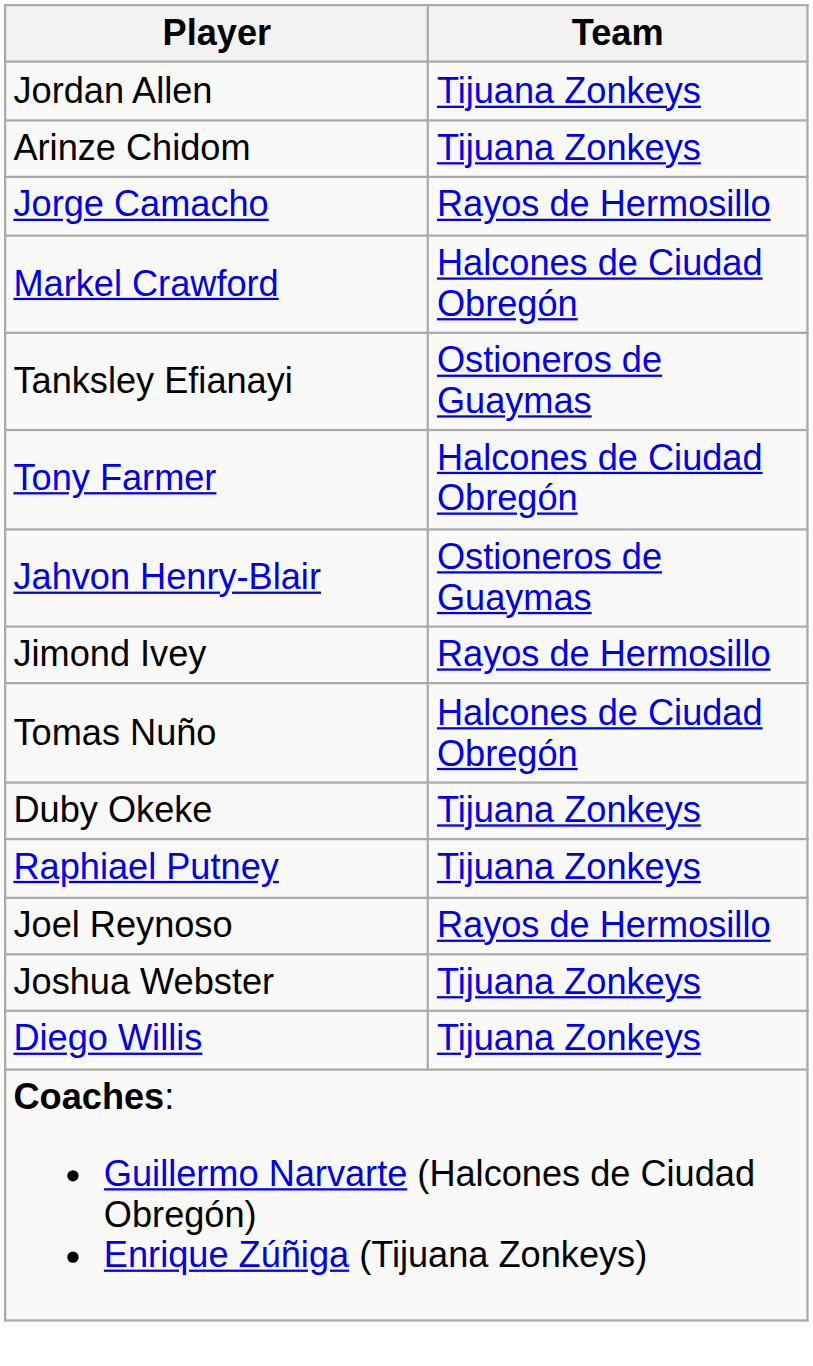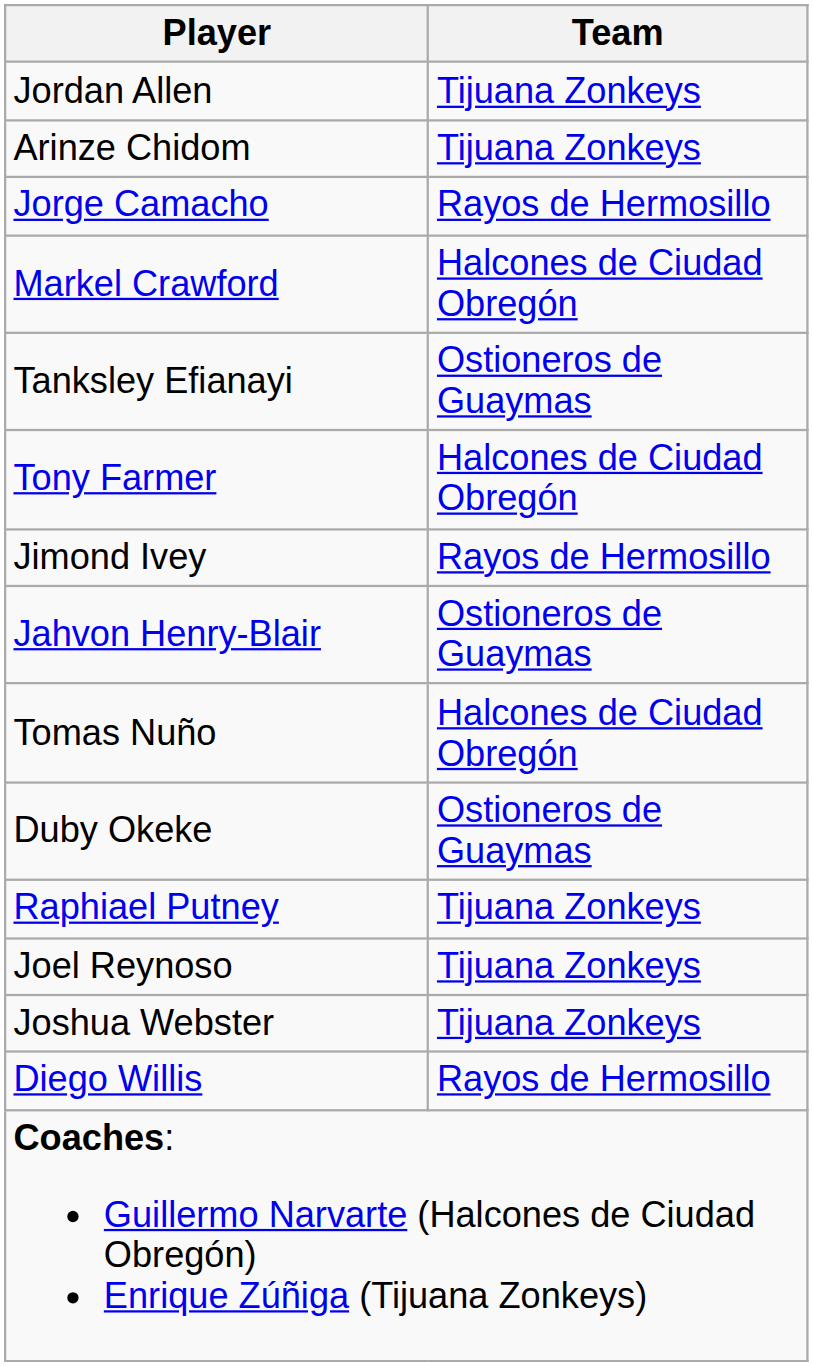rows swapped: (167, 576) <-> (110, 654)
(569, 810) Tijuana Zonkeys -> (549, 830) Ostioneros de Guaymas
(604, 924) Rayos de Hermosillo -> (569, 965) Tijuana Zonkeys
(569, 1039) Tijuana Zonkeys -> (604, 1080) Rayos de Hermosillo
